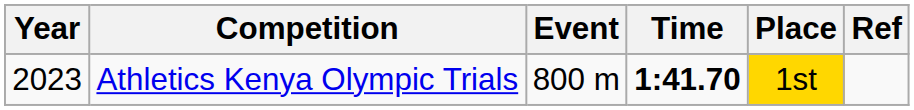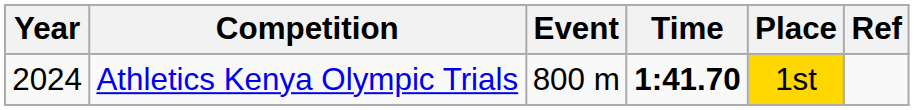(47, 79) 2023 -> (47, 79) 2024
